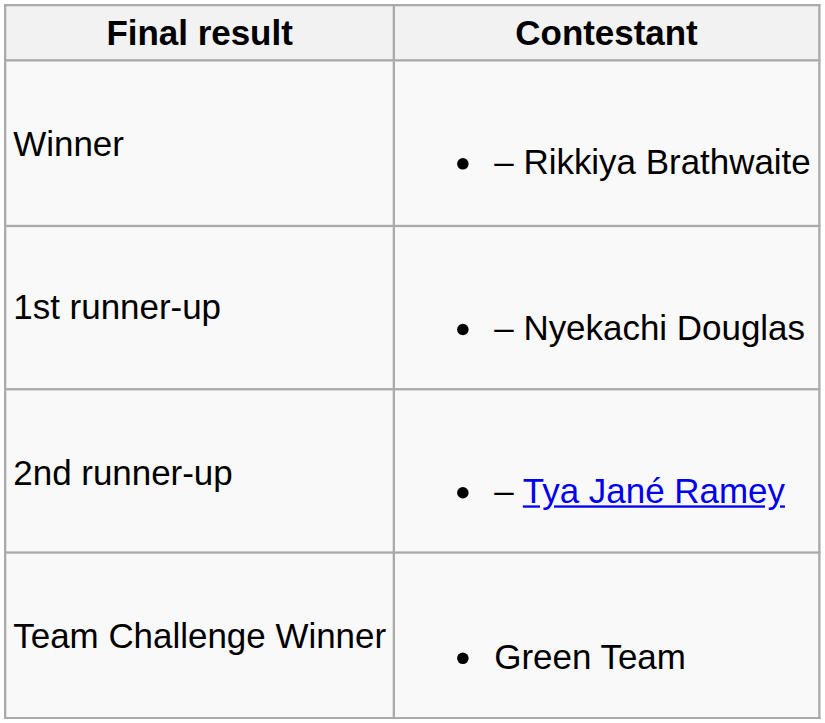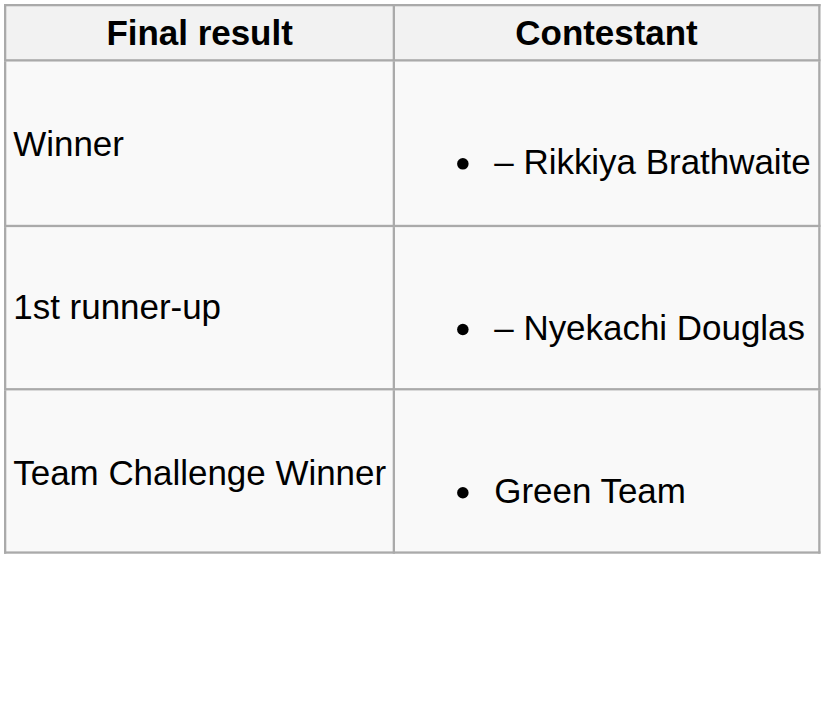- row: (123, 471)
